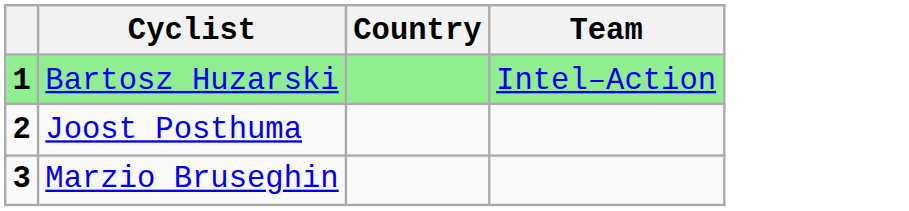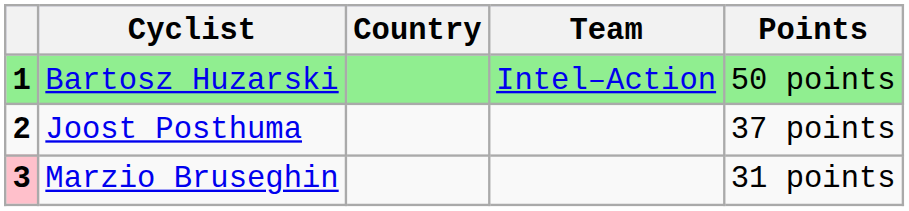+ column: (813, 30)
(22, 179) no background -> (22, 179) pink background
